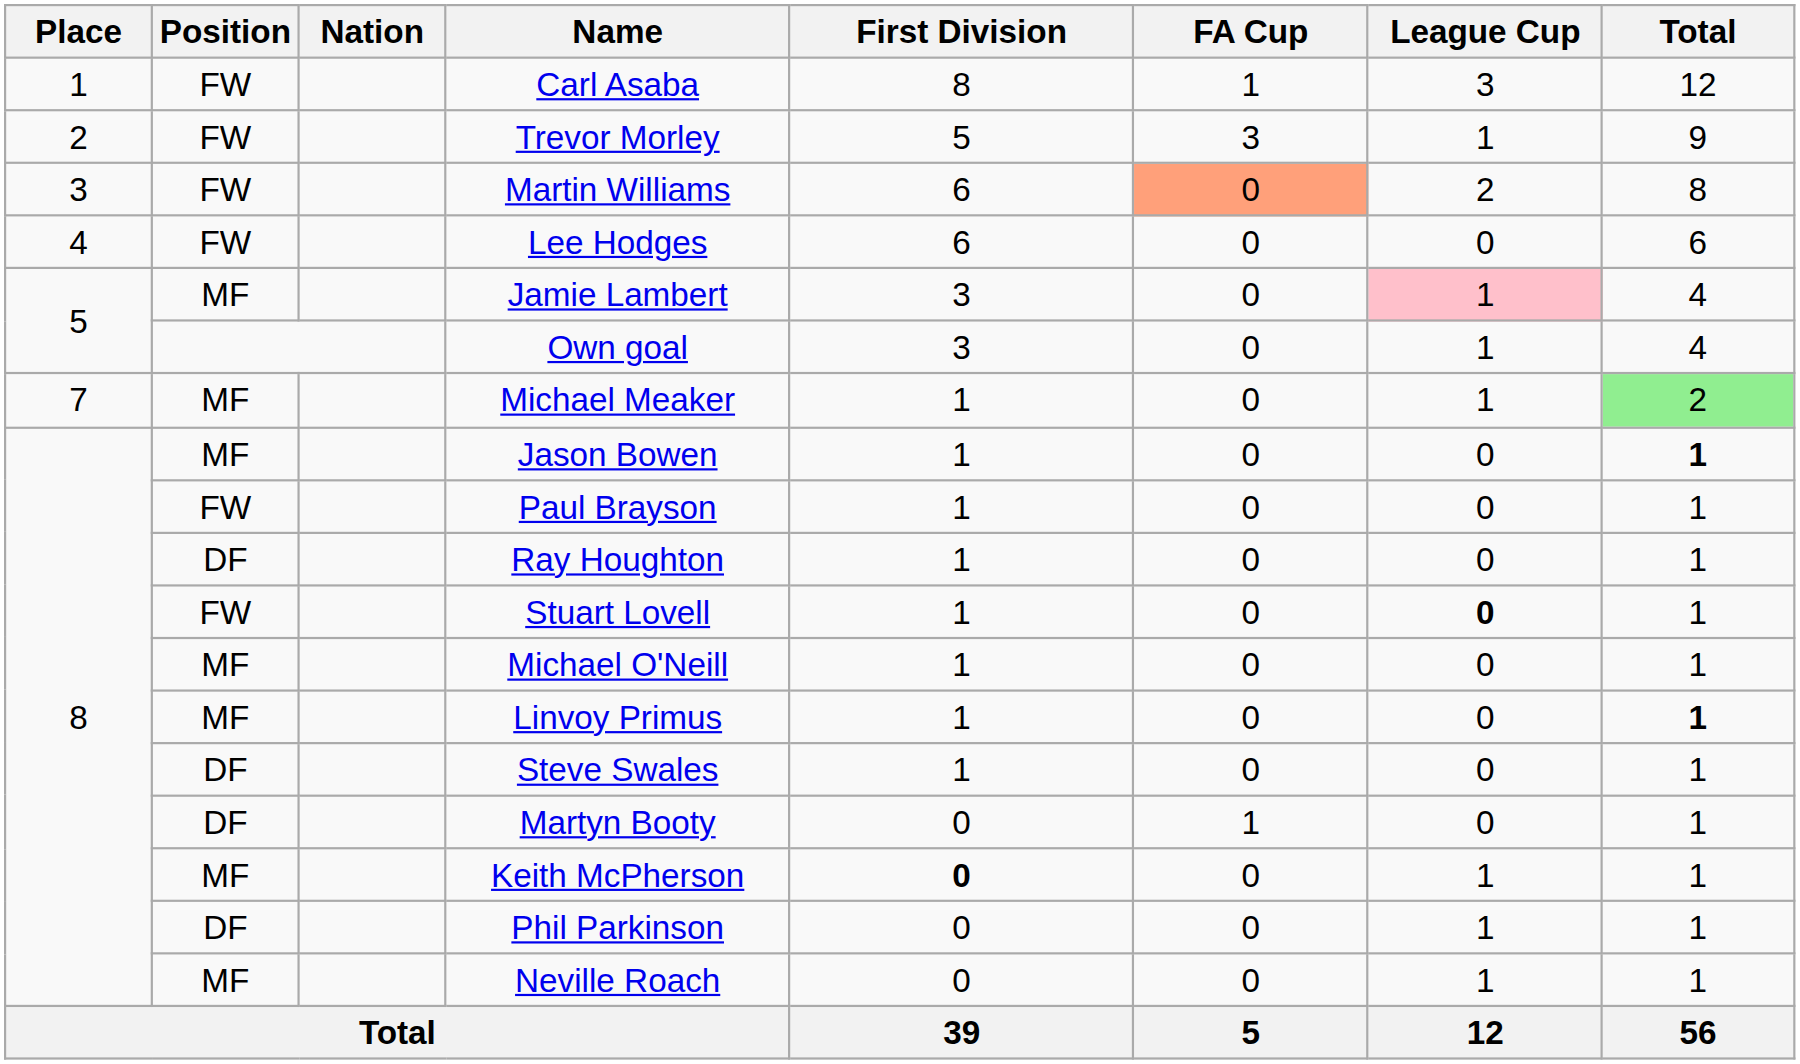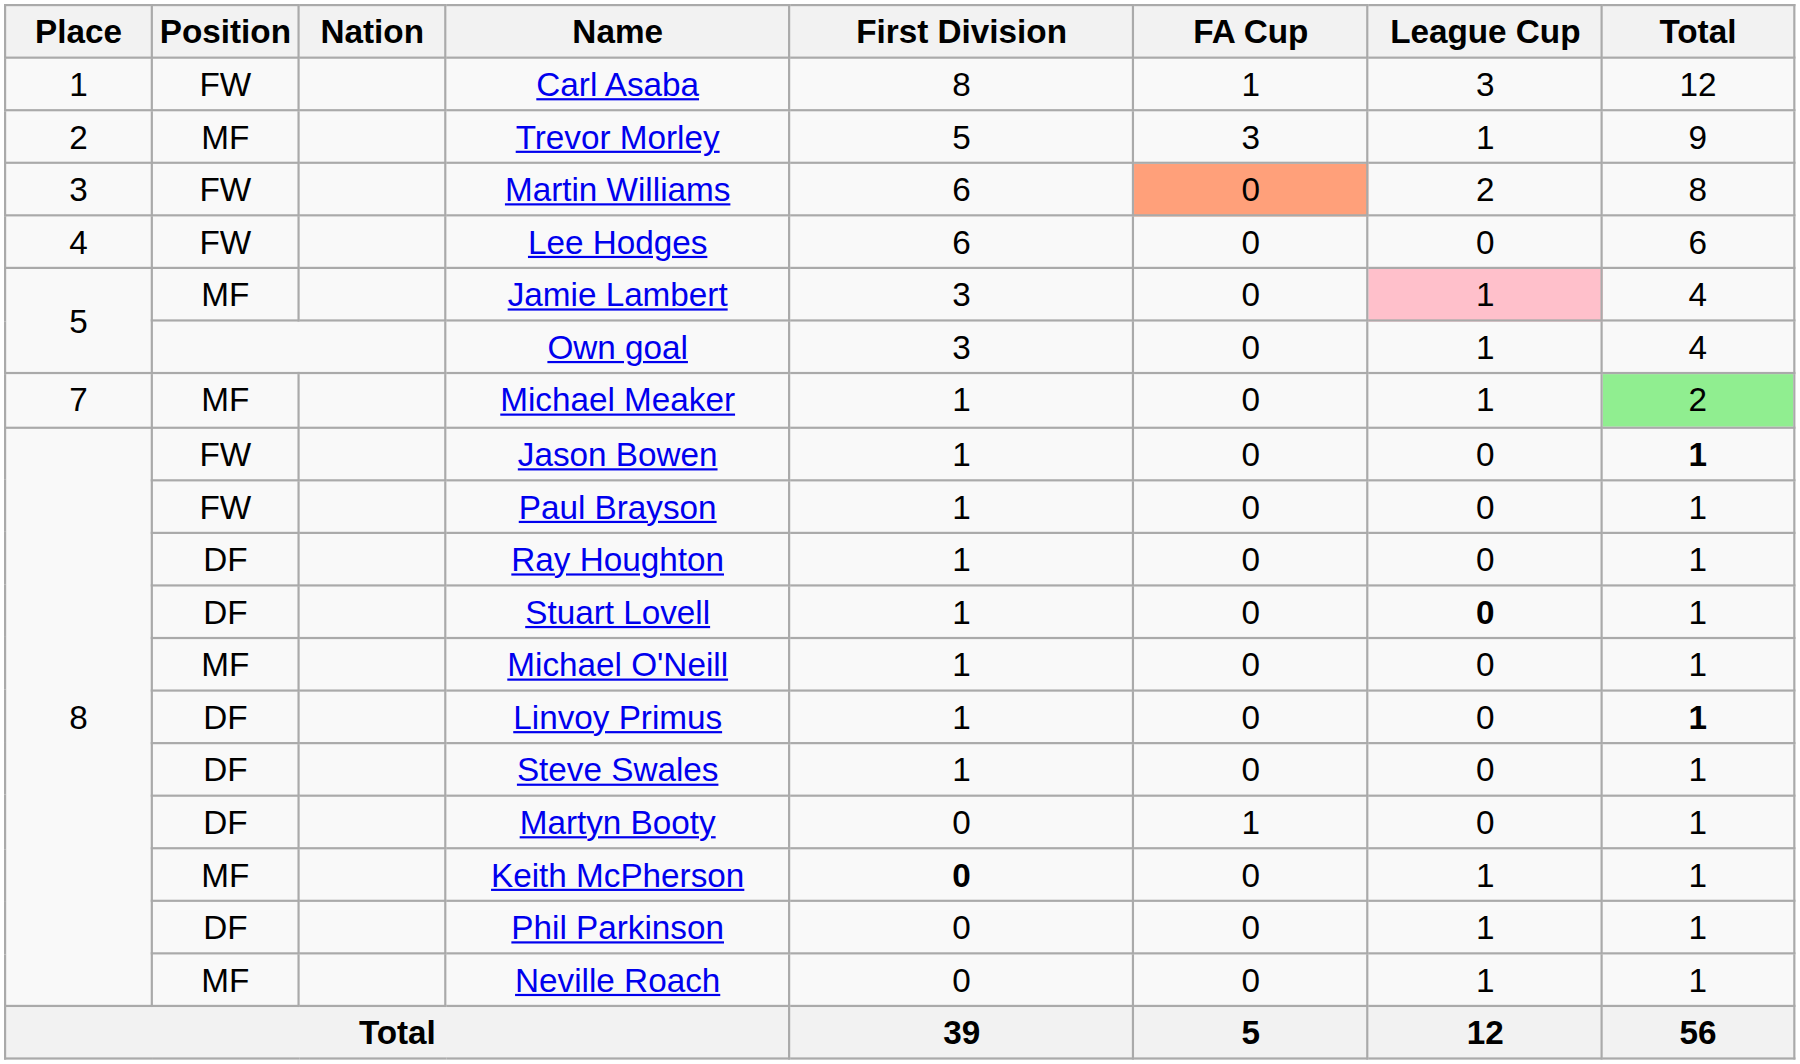(225, 137) FW -> (225, 137) MF
(225, 453) MF -> (225, 453) FW
(225, 611) FW -> (225, 611) DF
(225, 717) MF -> (225, 717) DF
